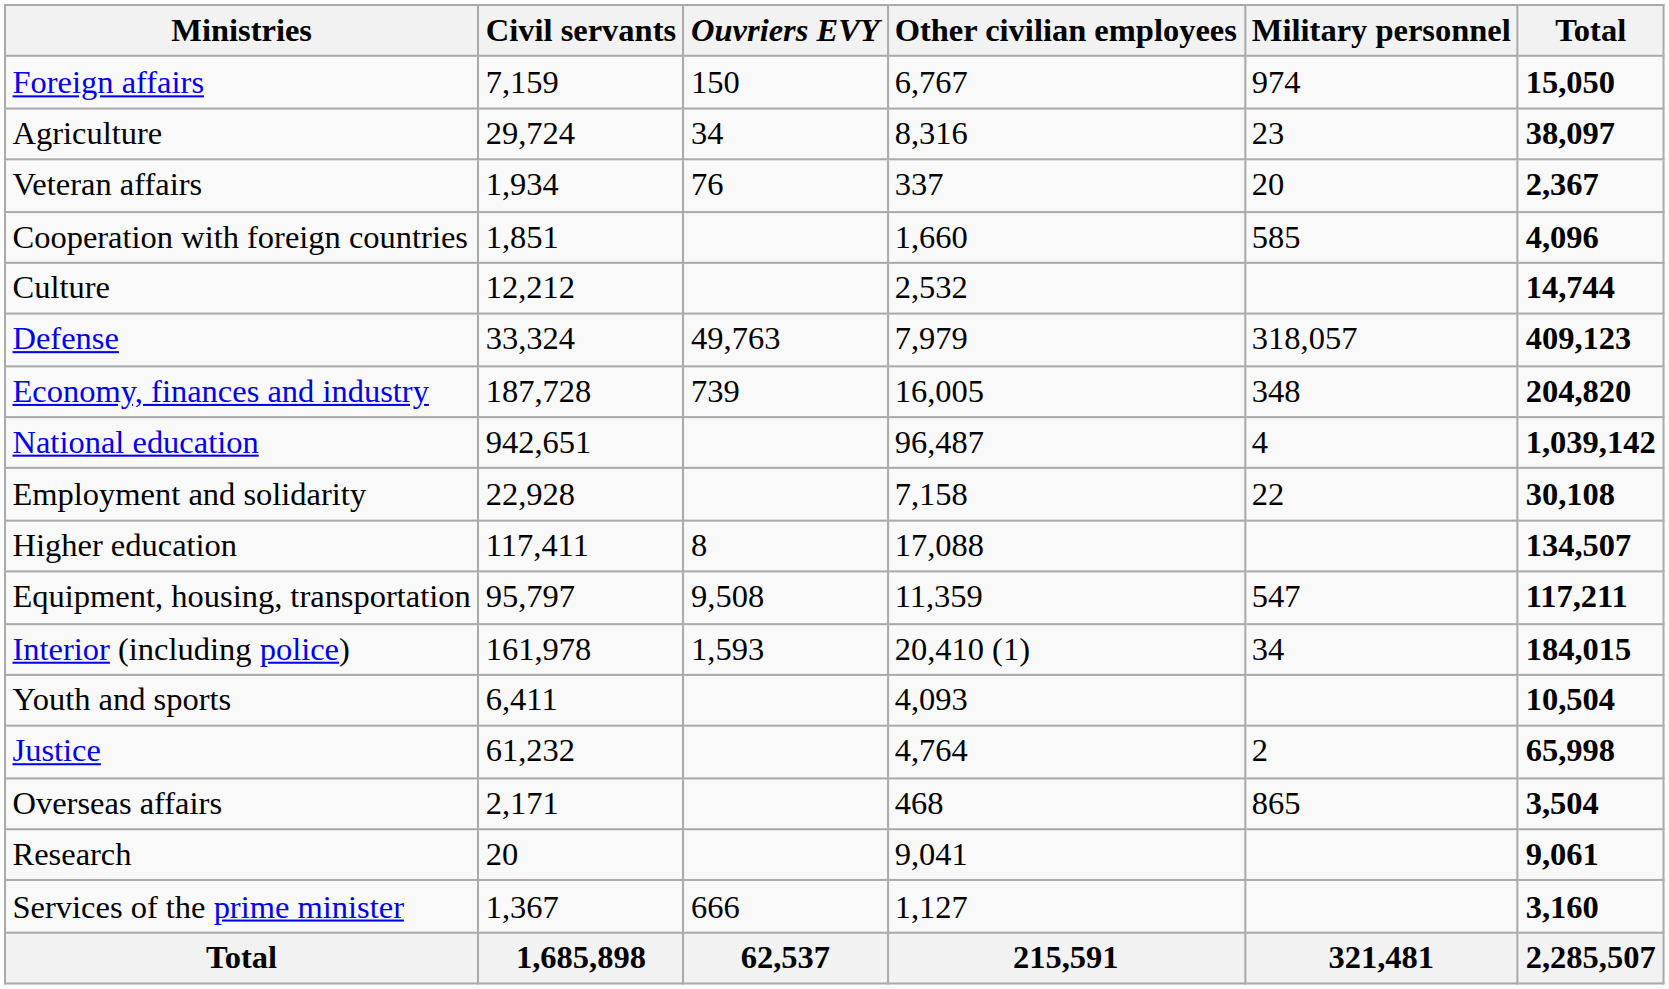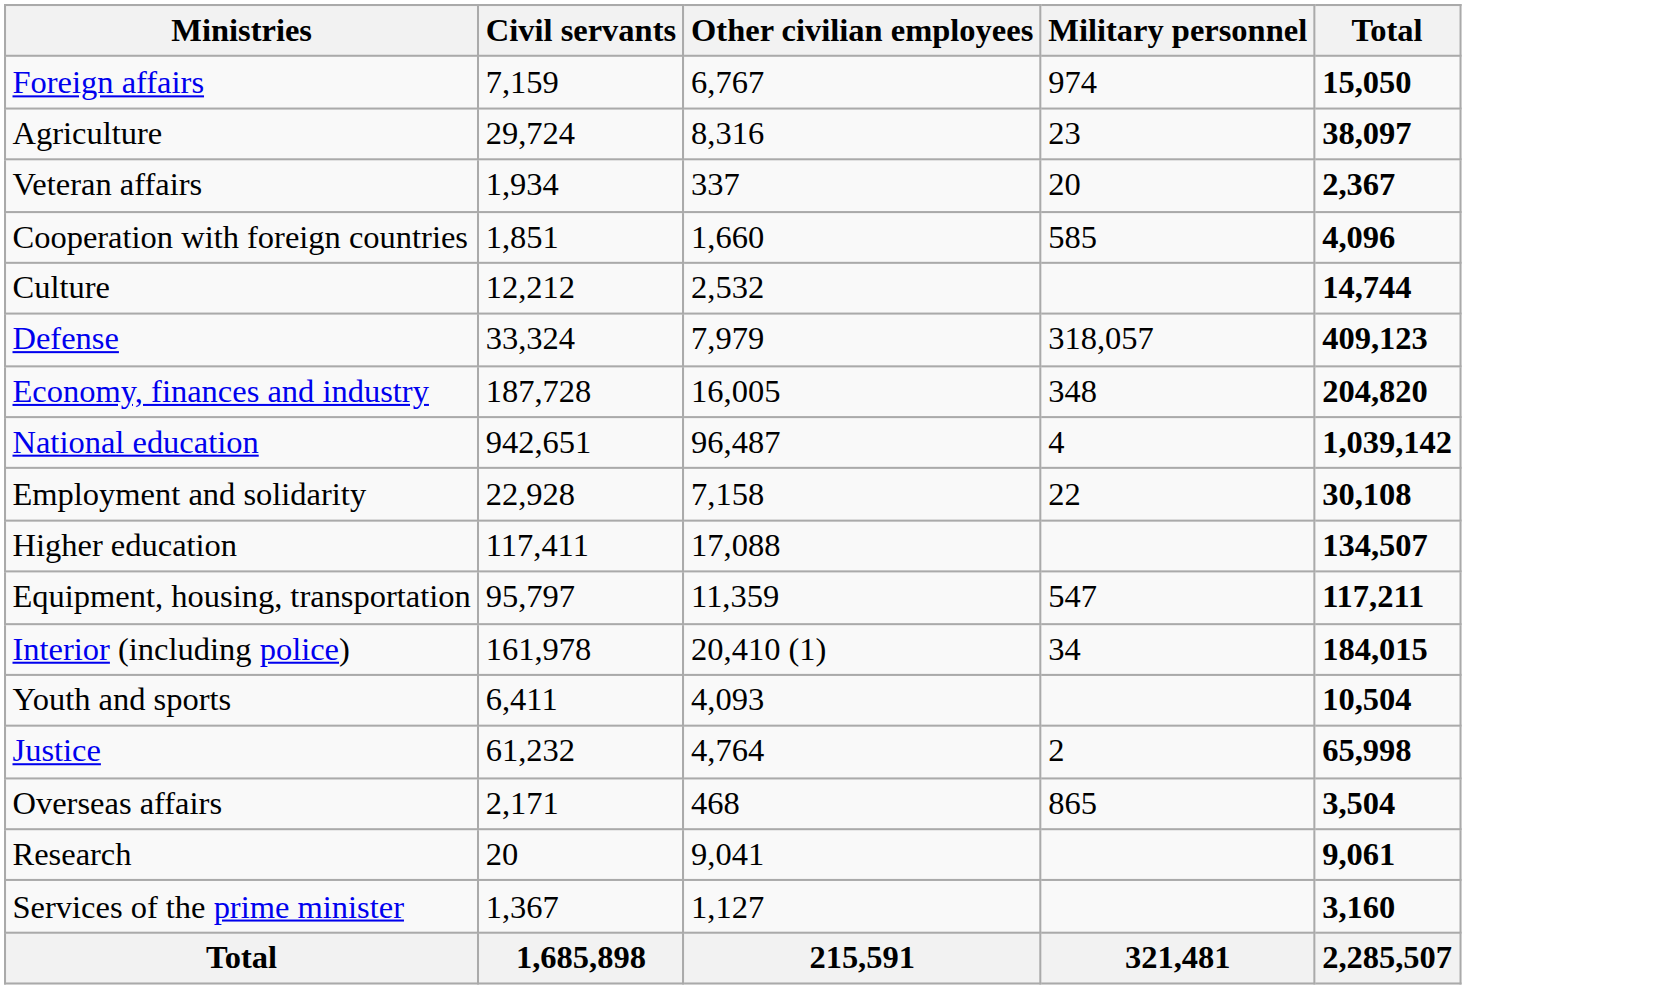- column: (785, 30)
